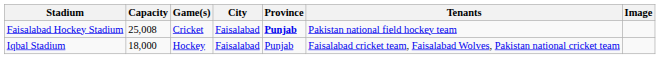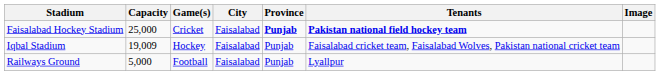(143, 29) 25,008 -> (143, 29) 25,000
(383, 29) normal -> (388, 29) bold
(143, 45) 18,000 -> (143, 45) 19,009
+ row: (43, 62)
